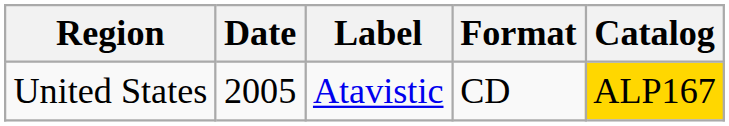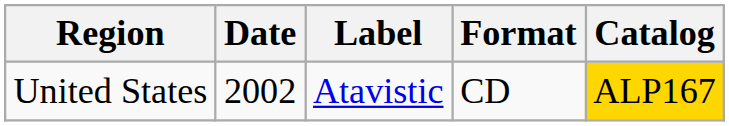(260, 90) 2005 -> (260, 90) 2002
